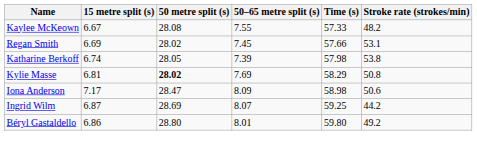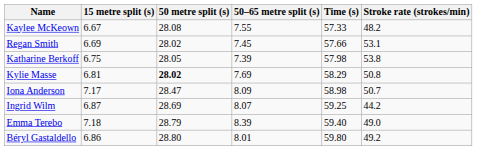(92, 59) 6.74 -> (92, 59) 6.75
(372, 91) 50.6 -> (372, 91) 50.7
+ row: (34, 122)
